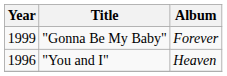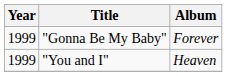(22, 60) 1996 -> (22, 60) 1999
